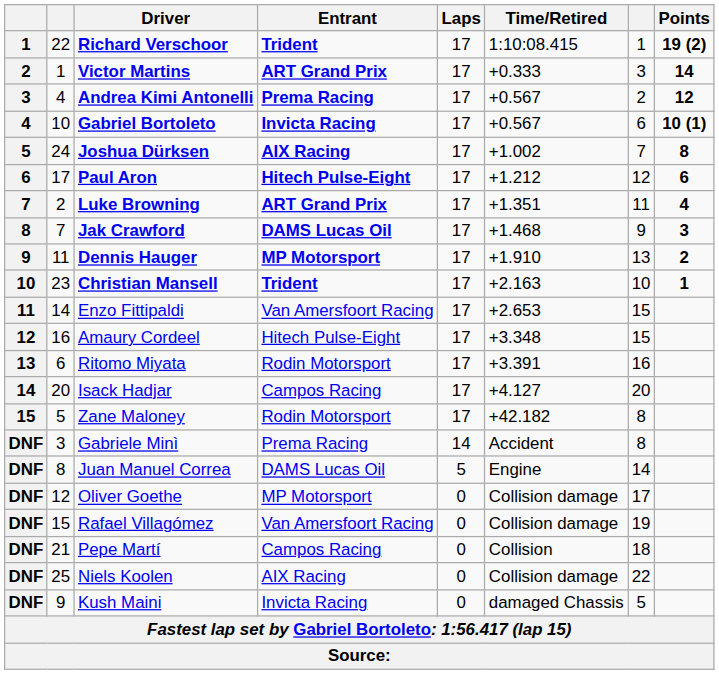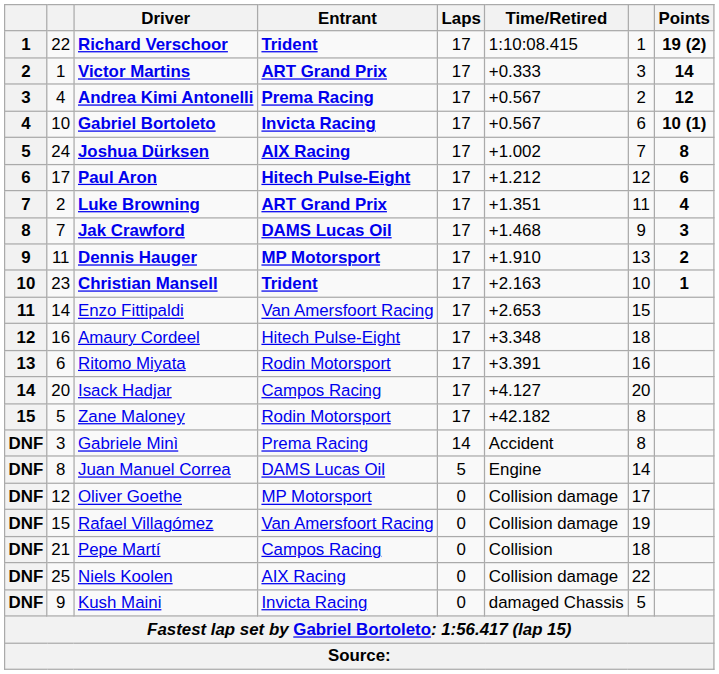(641, 336) 15 -> (641, 336) 18
